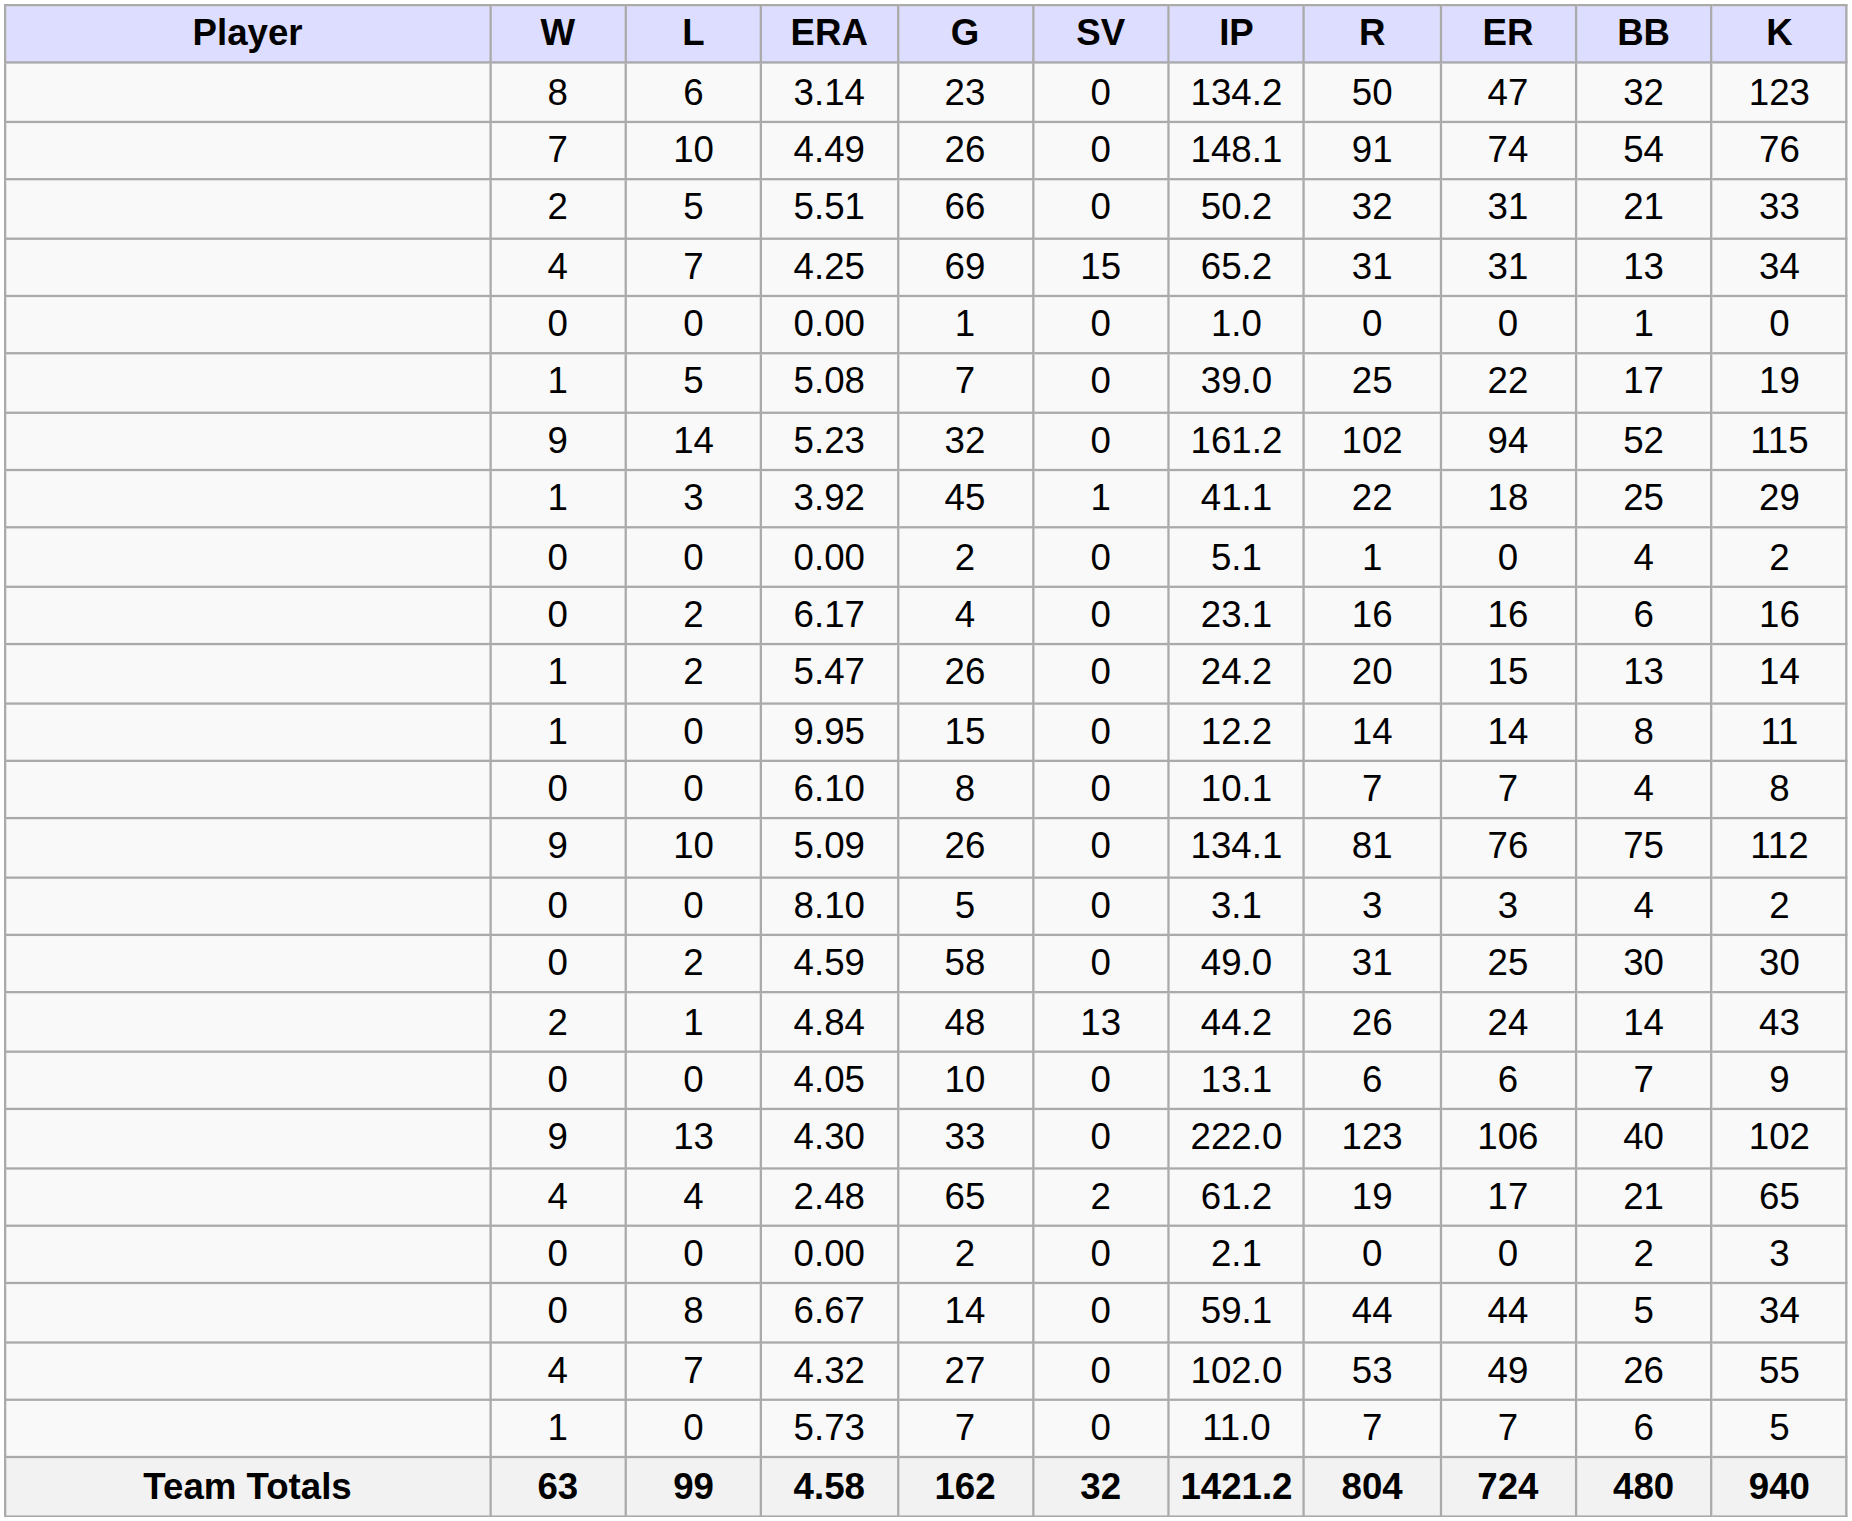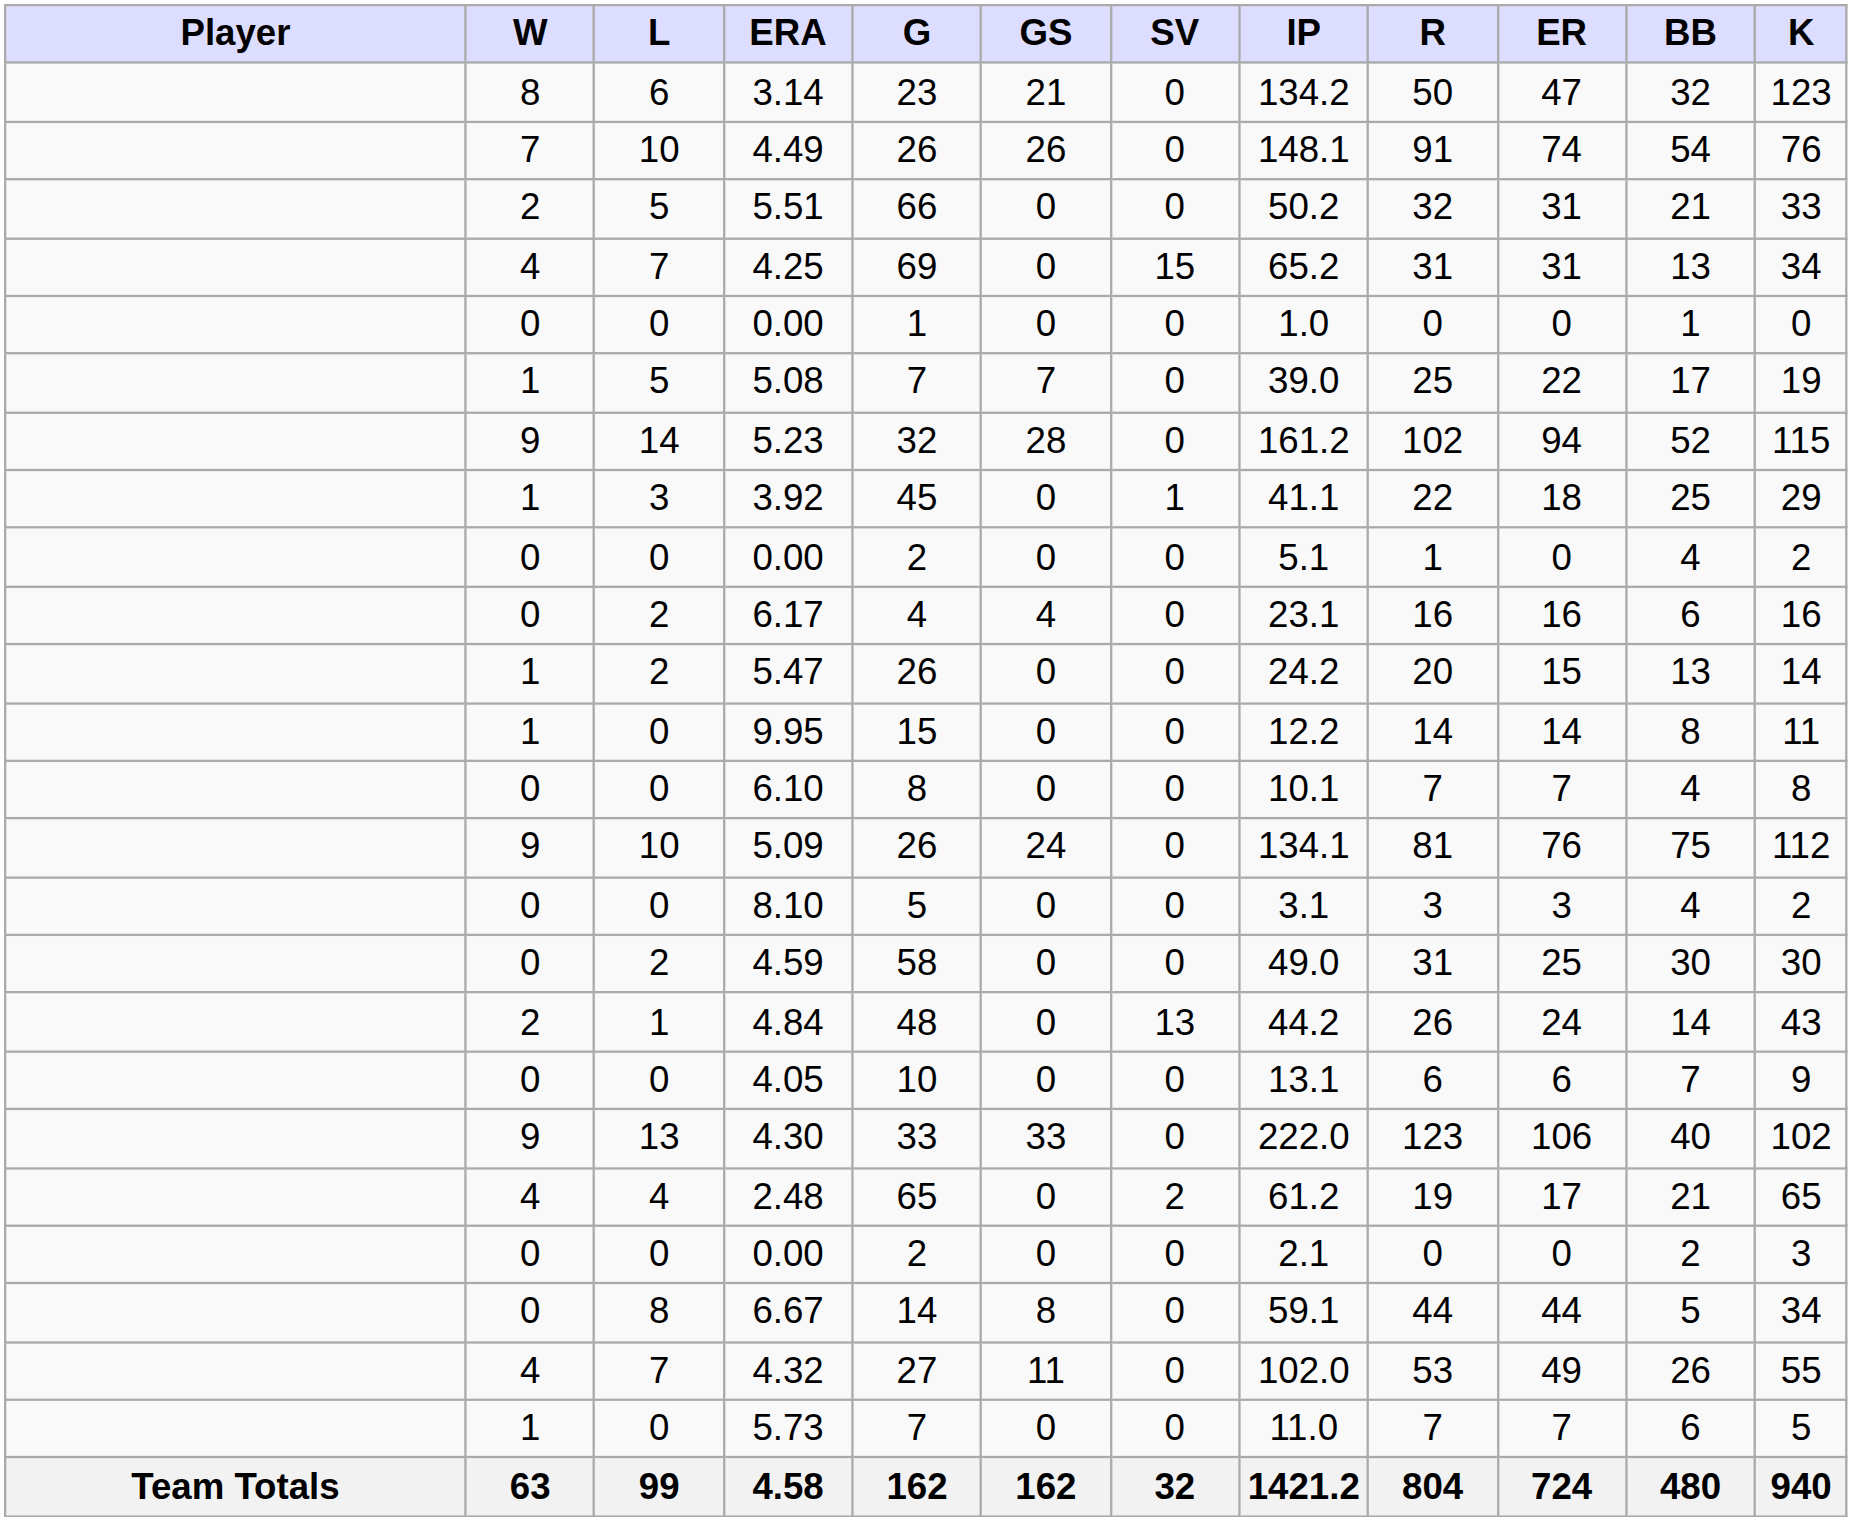+ column: (1046, 33)
